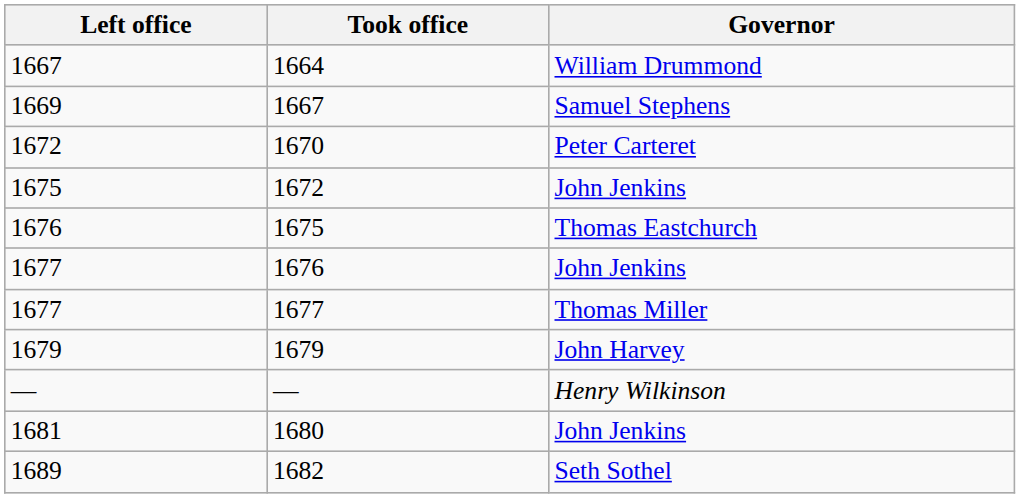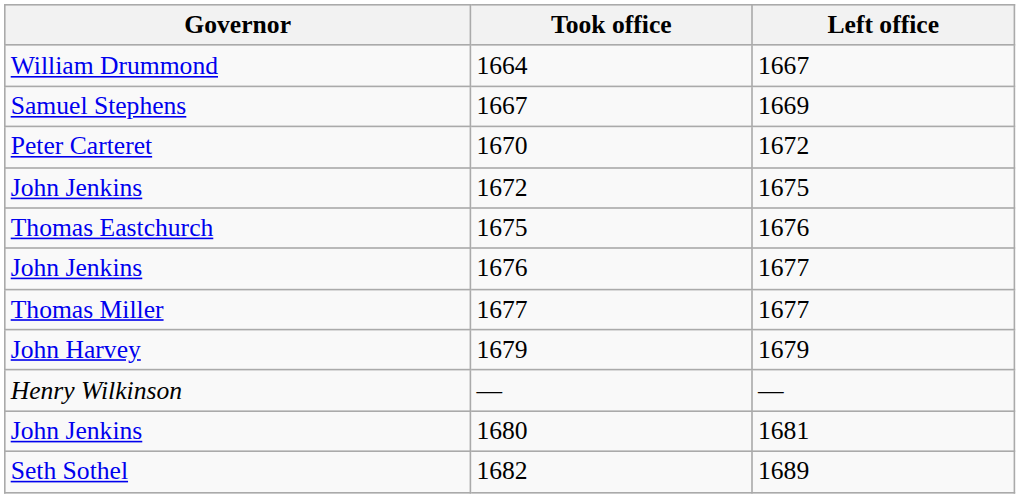columns swapped: (782, 24) <-> (136, 24)
